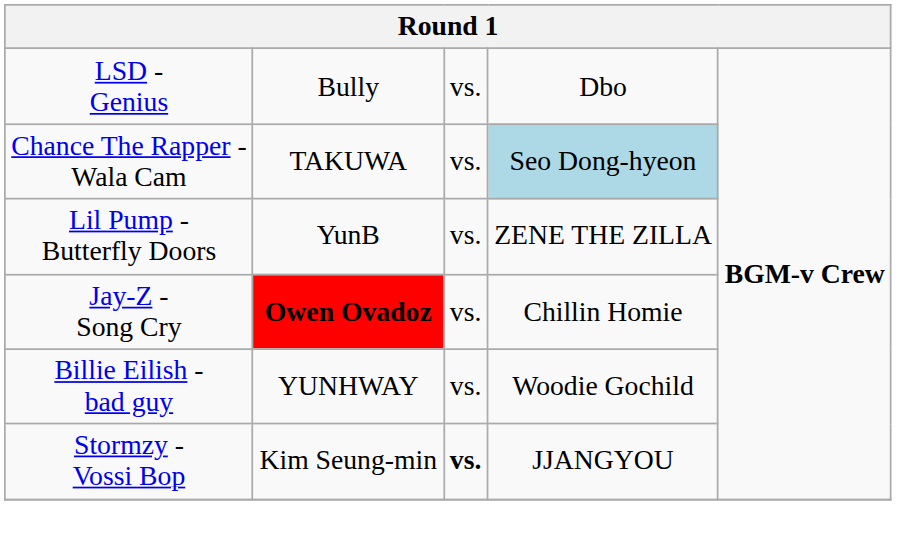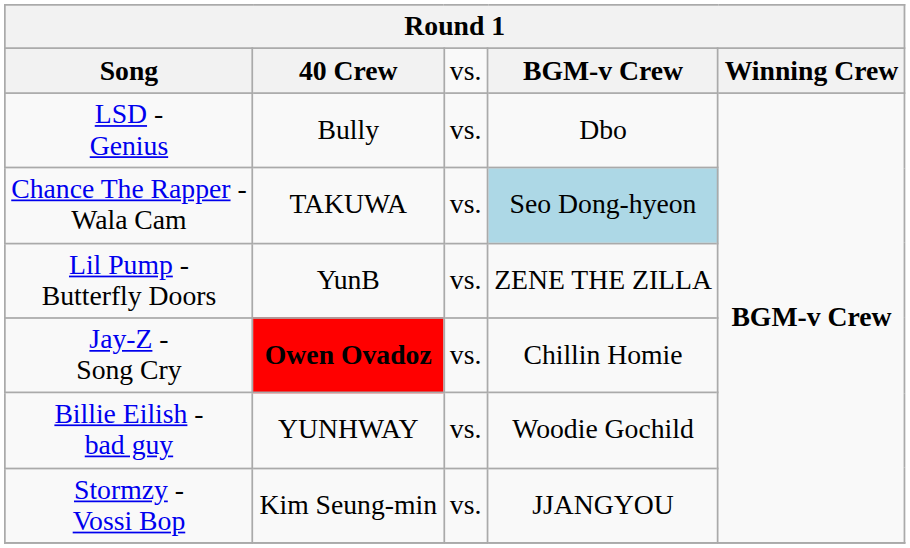+ row: (129, 70)
(466, 461) bold -> (466, 505) normal
